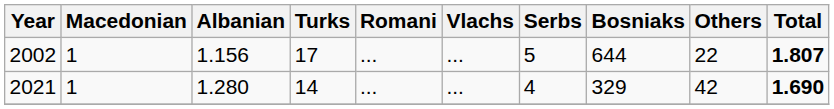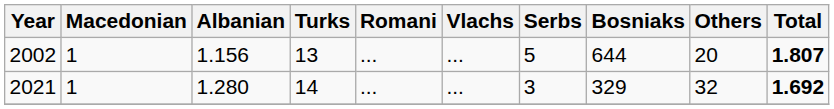(306, 54) 17 -> (306, 54) 13
(706, 54) 22 -> (706, 54) 20
(530, 87) 4 -> (530, 87) 3
(706, 87) 42 -> (706, 87) 32
(798, 87) 1.690 -> (798, 87) 1.692
